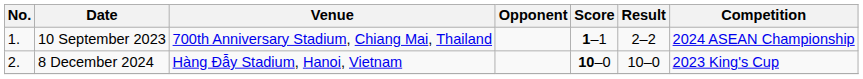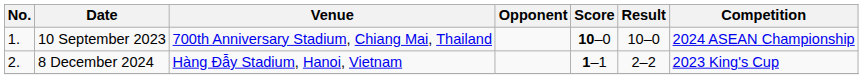(594, 39) 1–1 -> (594, 39) 10–0
(644, 39) 2–2 -> (644, 39) 10–0
(594, 62) 10–0 -> (594, 62) 1–1
(644, 62) 10–0 -> (644, 62) 2–2
